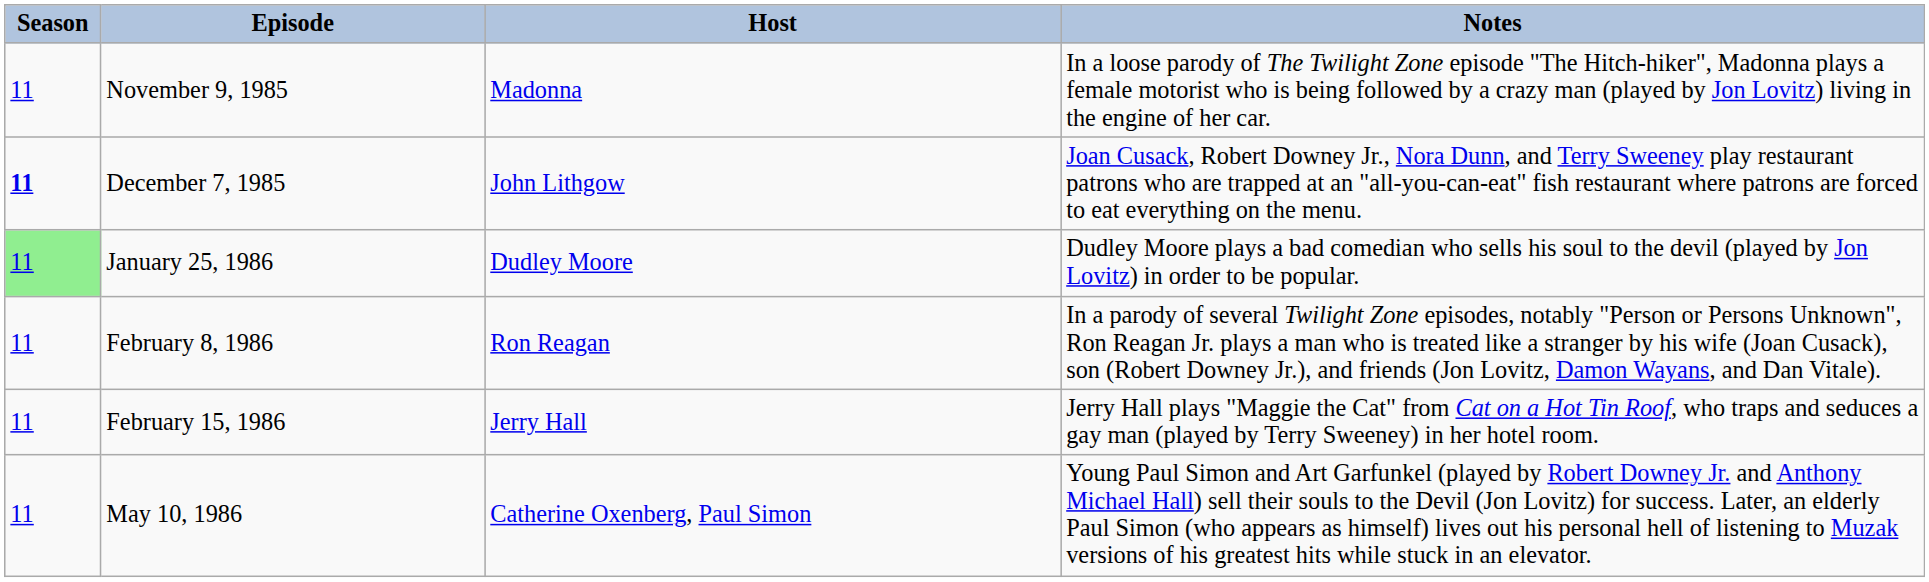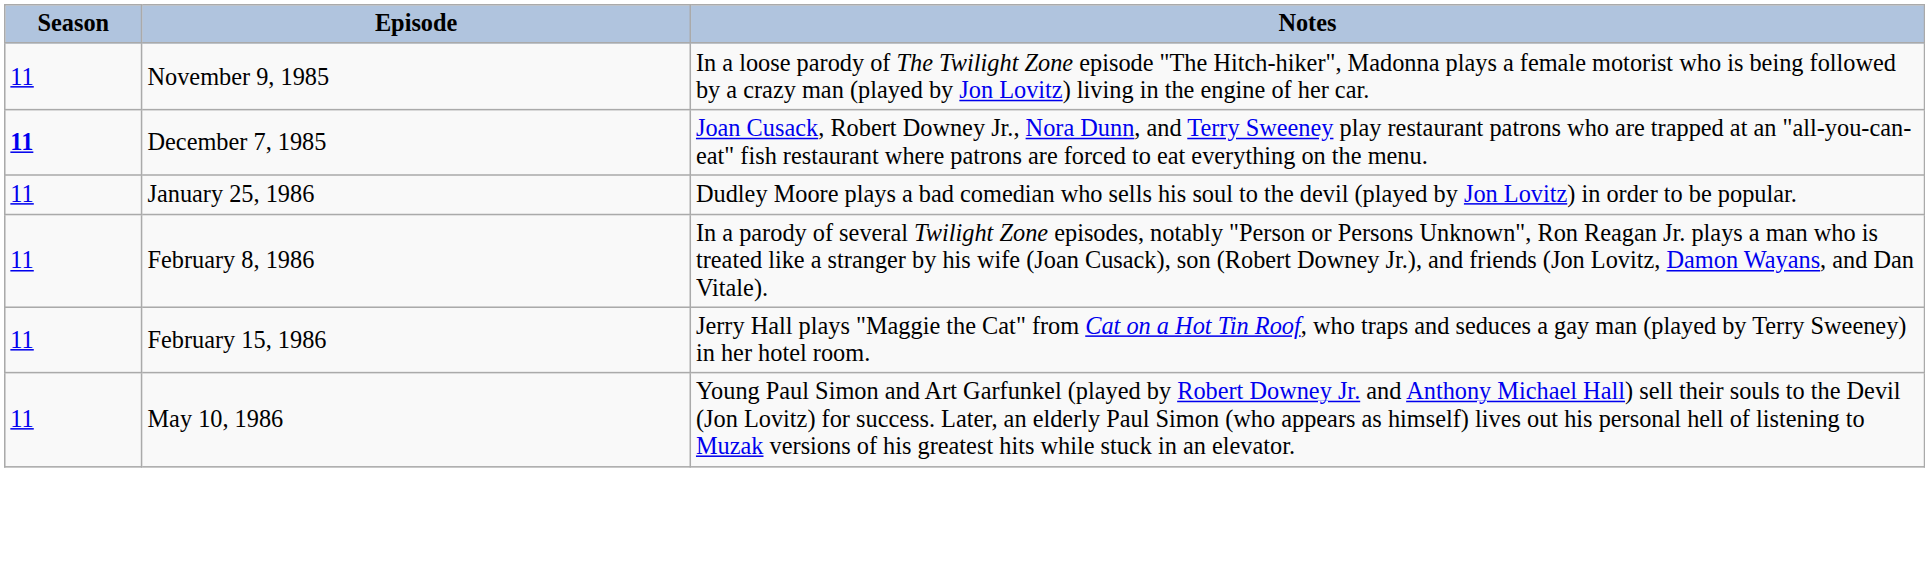- column: (773, 23)
(22, 262) lightgreen background -> (22, 194) no background
